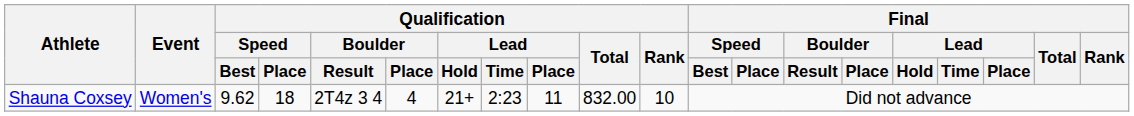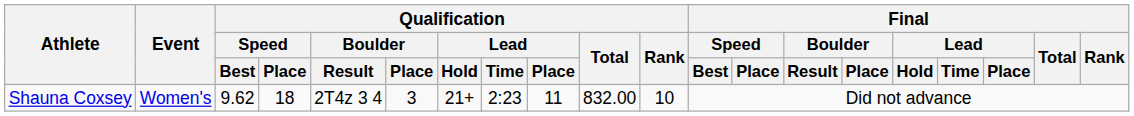(412, 98) 4 -> (412, 98) 3
